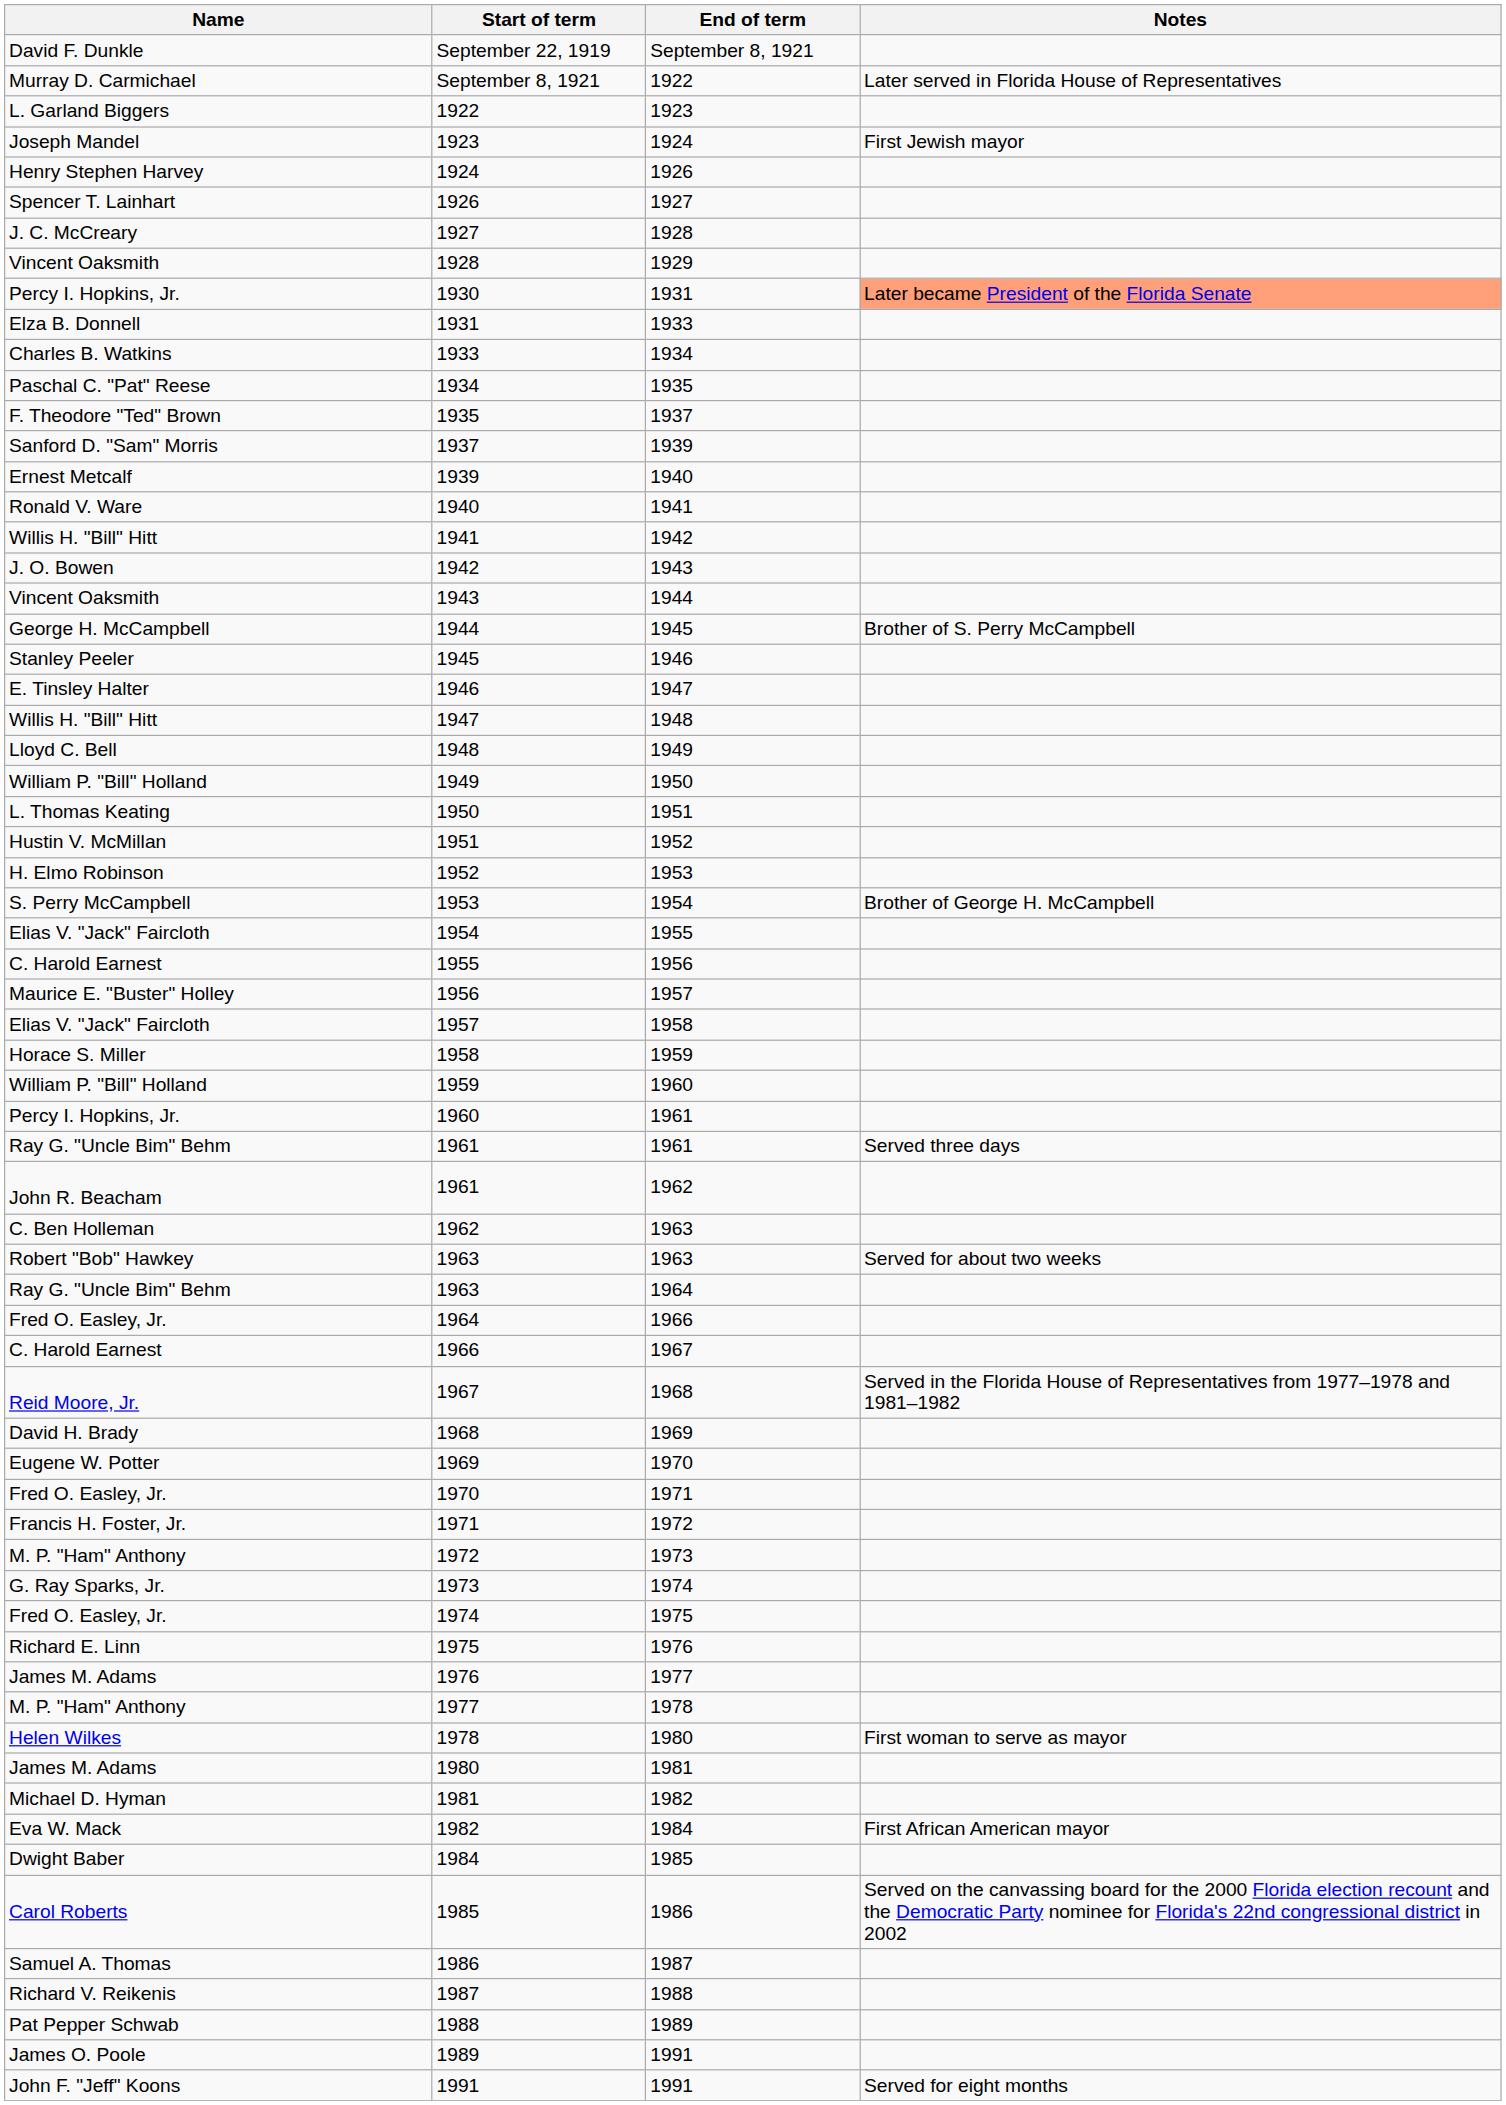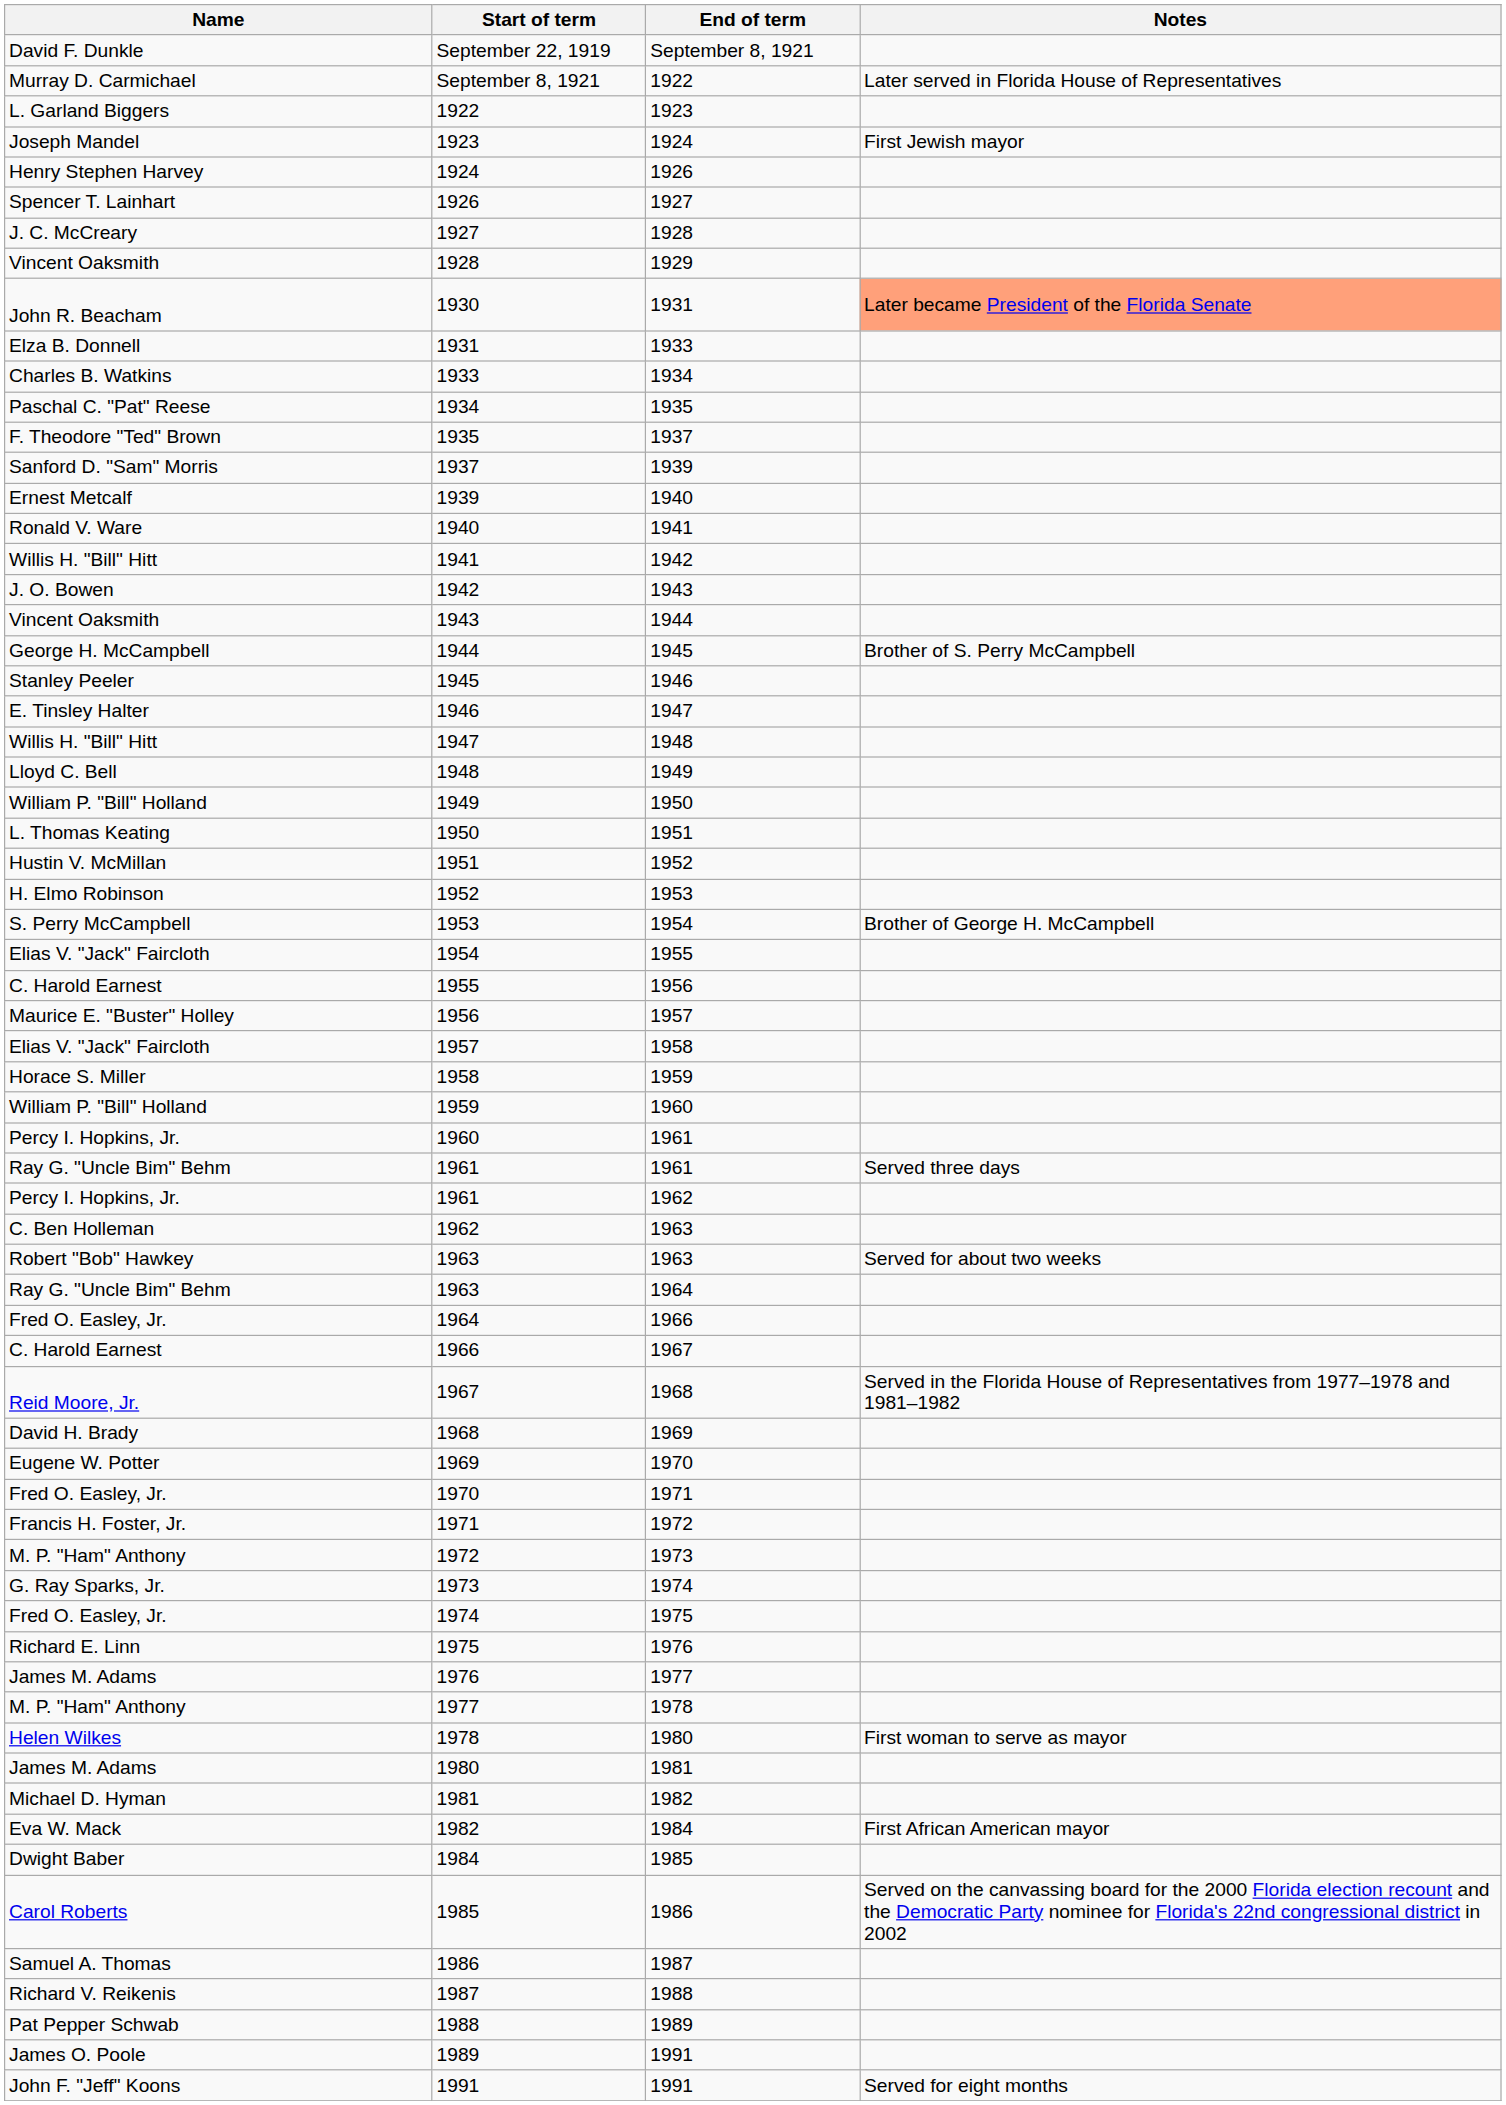(94, 293) Percy I. Hopkins, Jr. -> (85, 315) John R. Beacham
(85, 1198) John R. Beacham -> (94, 1198) Percy I. Hopkins, Jr.
